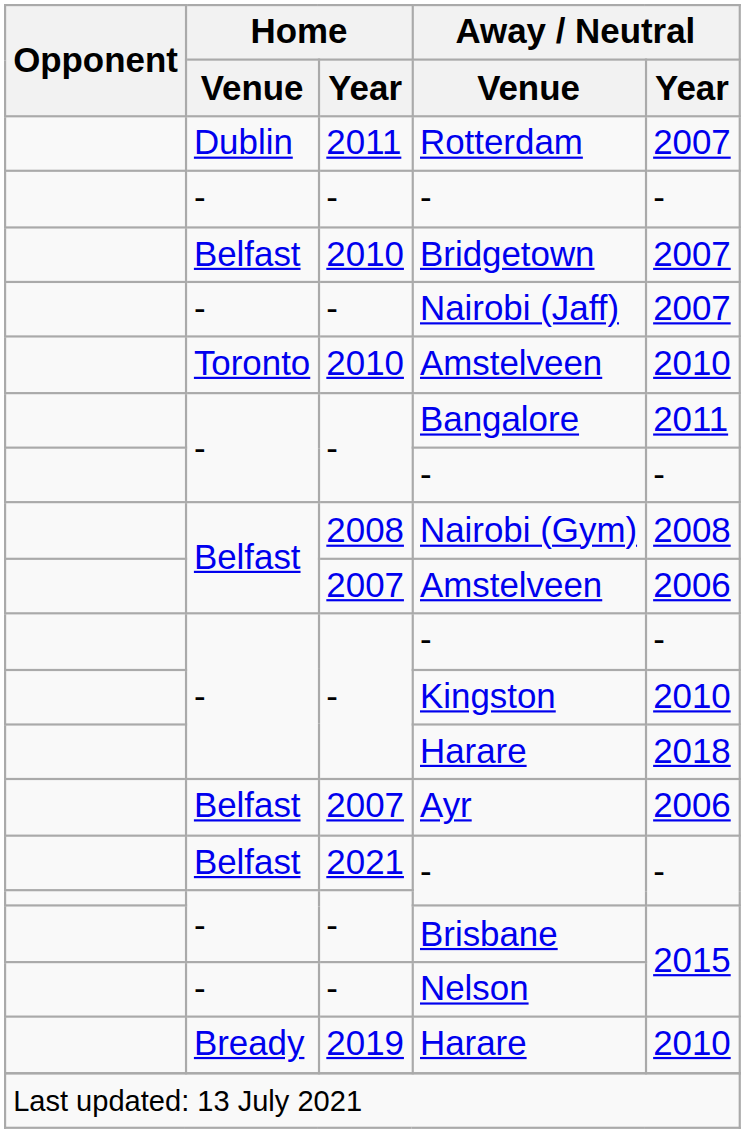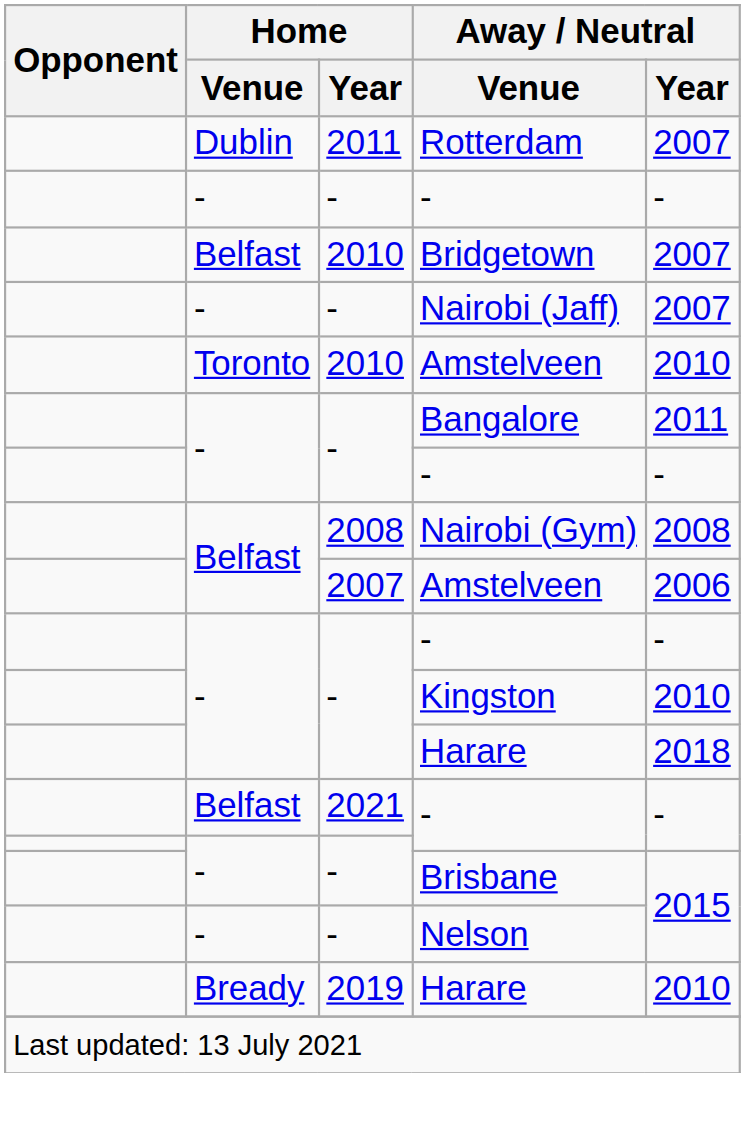- row: (365, 806)
